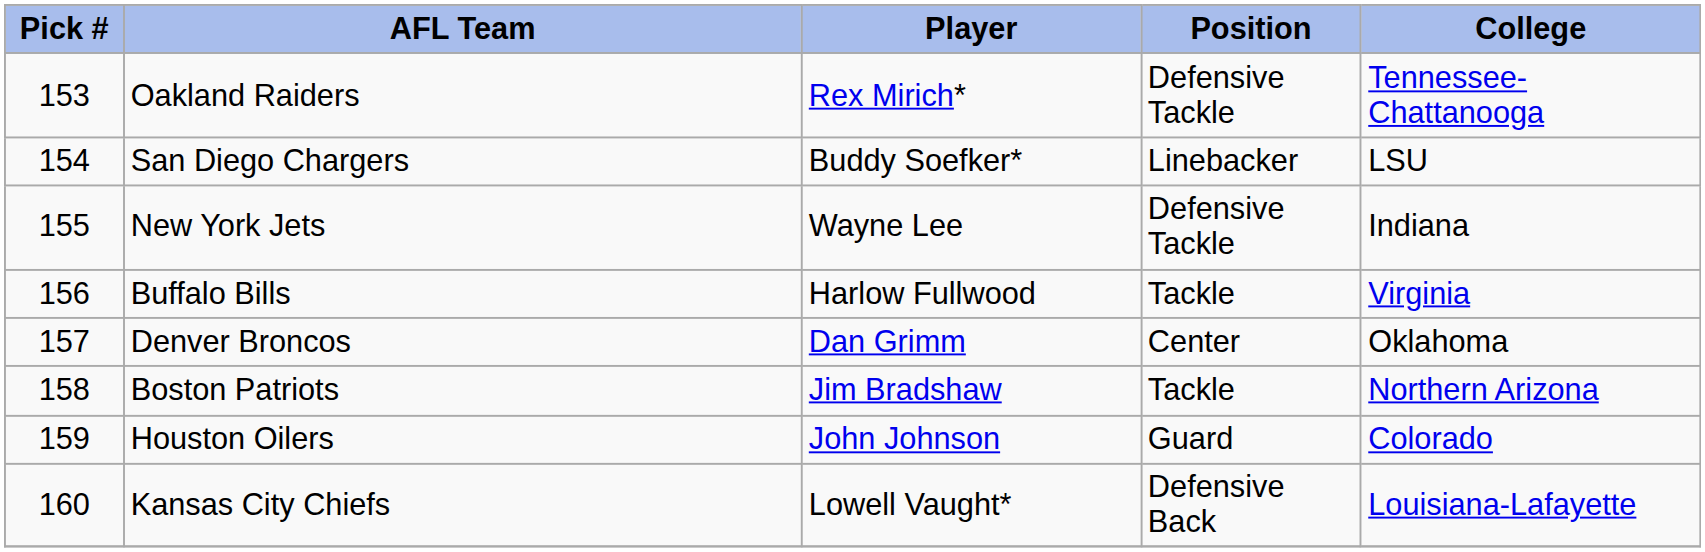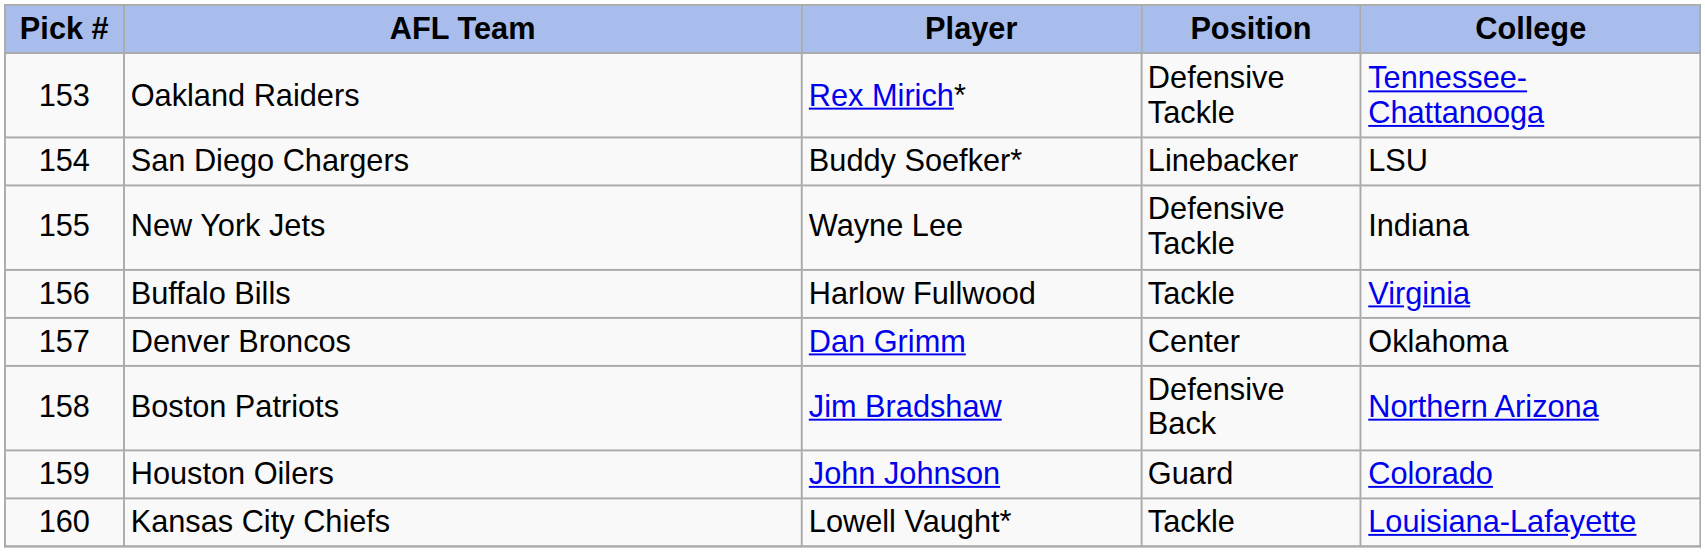(1191, 390) Tackle -> (1216, 407) Defensive Back
(1216, 505) Defensive Back -> (1191, 522) Tackle
